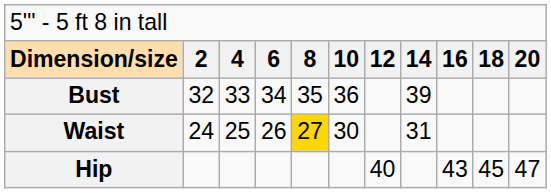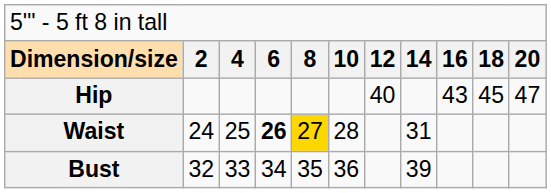rows swapped: (94, 95) <-> (94, 168)
(274, 132) normal -> (274, 132) bold
(346, 132) 30 -> (346, 132) 28
